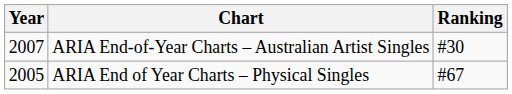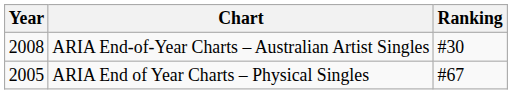(26, 46) 2007 -> (26, 46) 2008
